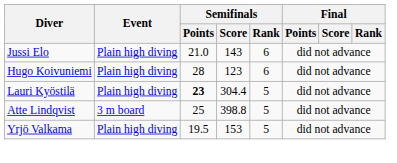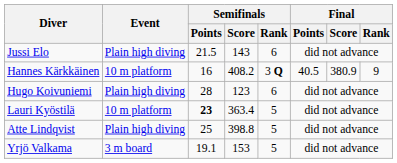(198, 52) 21.0 -> (206, 52) 21.5
+ row: (53, 72)
(137, 91) Plain high diving -> (138, 110) 10 m platform
(233, 91) 304.4 -> (241, 110) 363.4
(121, 110) 3 m board -> (145, 129) Plain high diving
(137, 129) Plain high diving -> (128, 149) 3 m board
(198, 129) 19.5 -> (206, 149) 19.1
